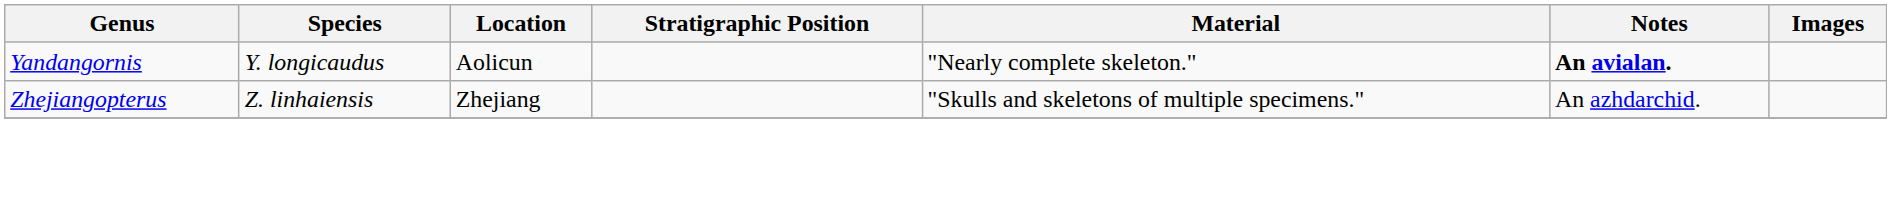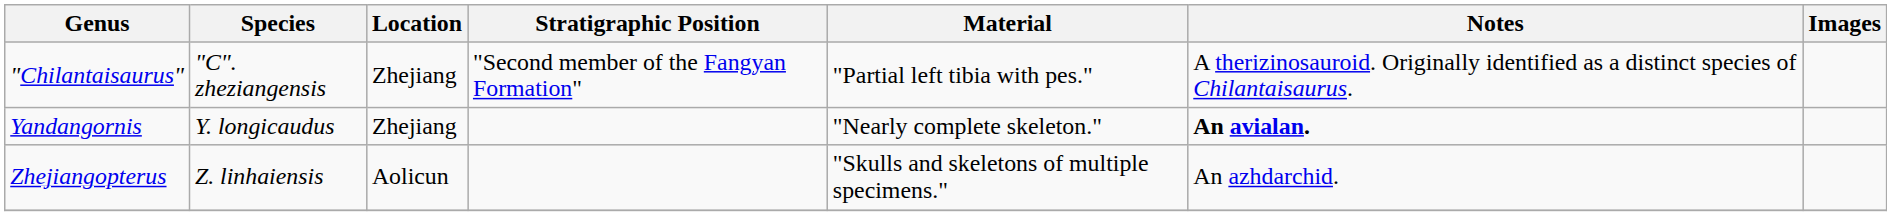+ row: (97, 74)
(494, 61) Aolicun -> (414, 125) Zhejiang
(498, 99) Zhejiang -> (410, 177) Aolicun
